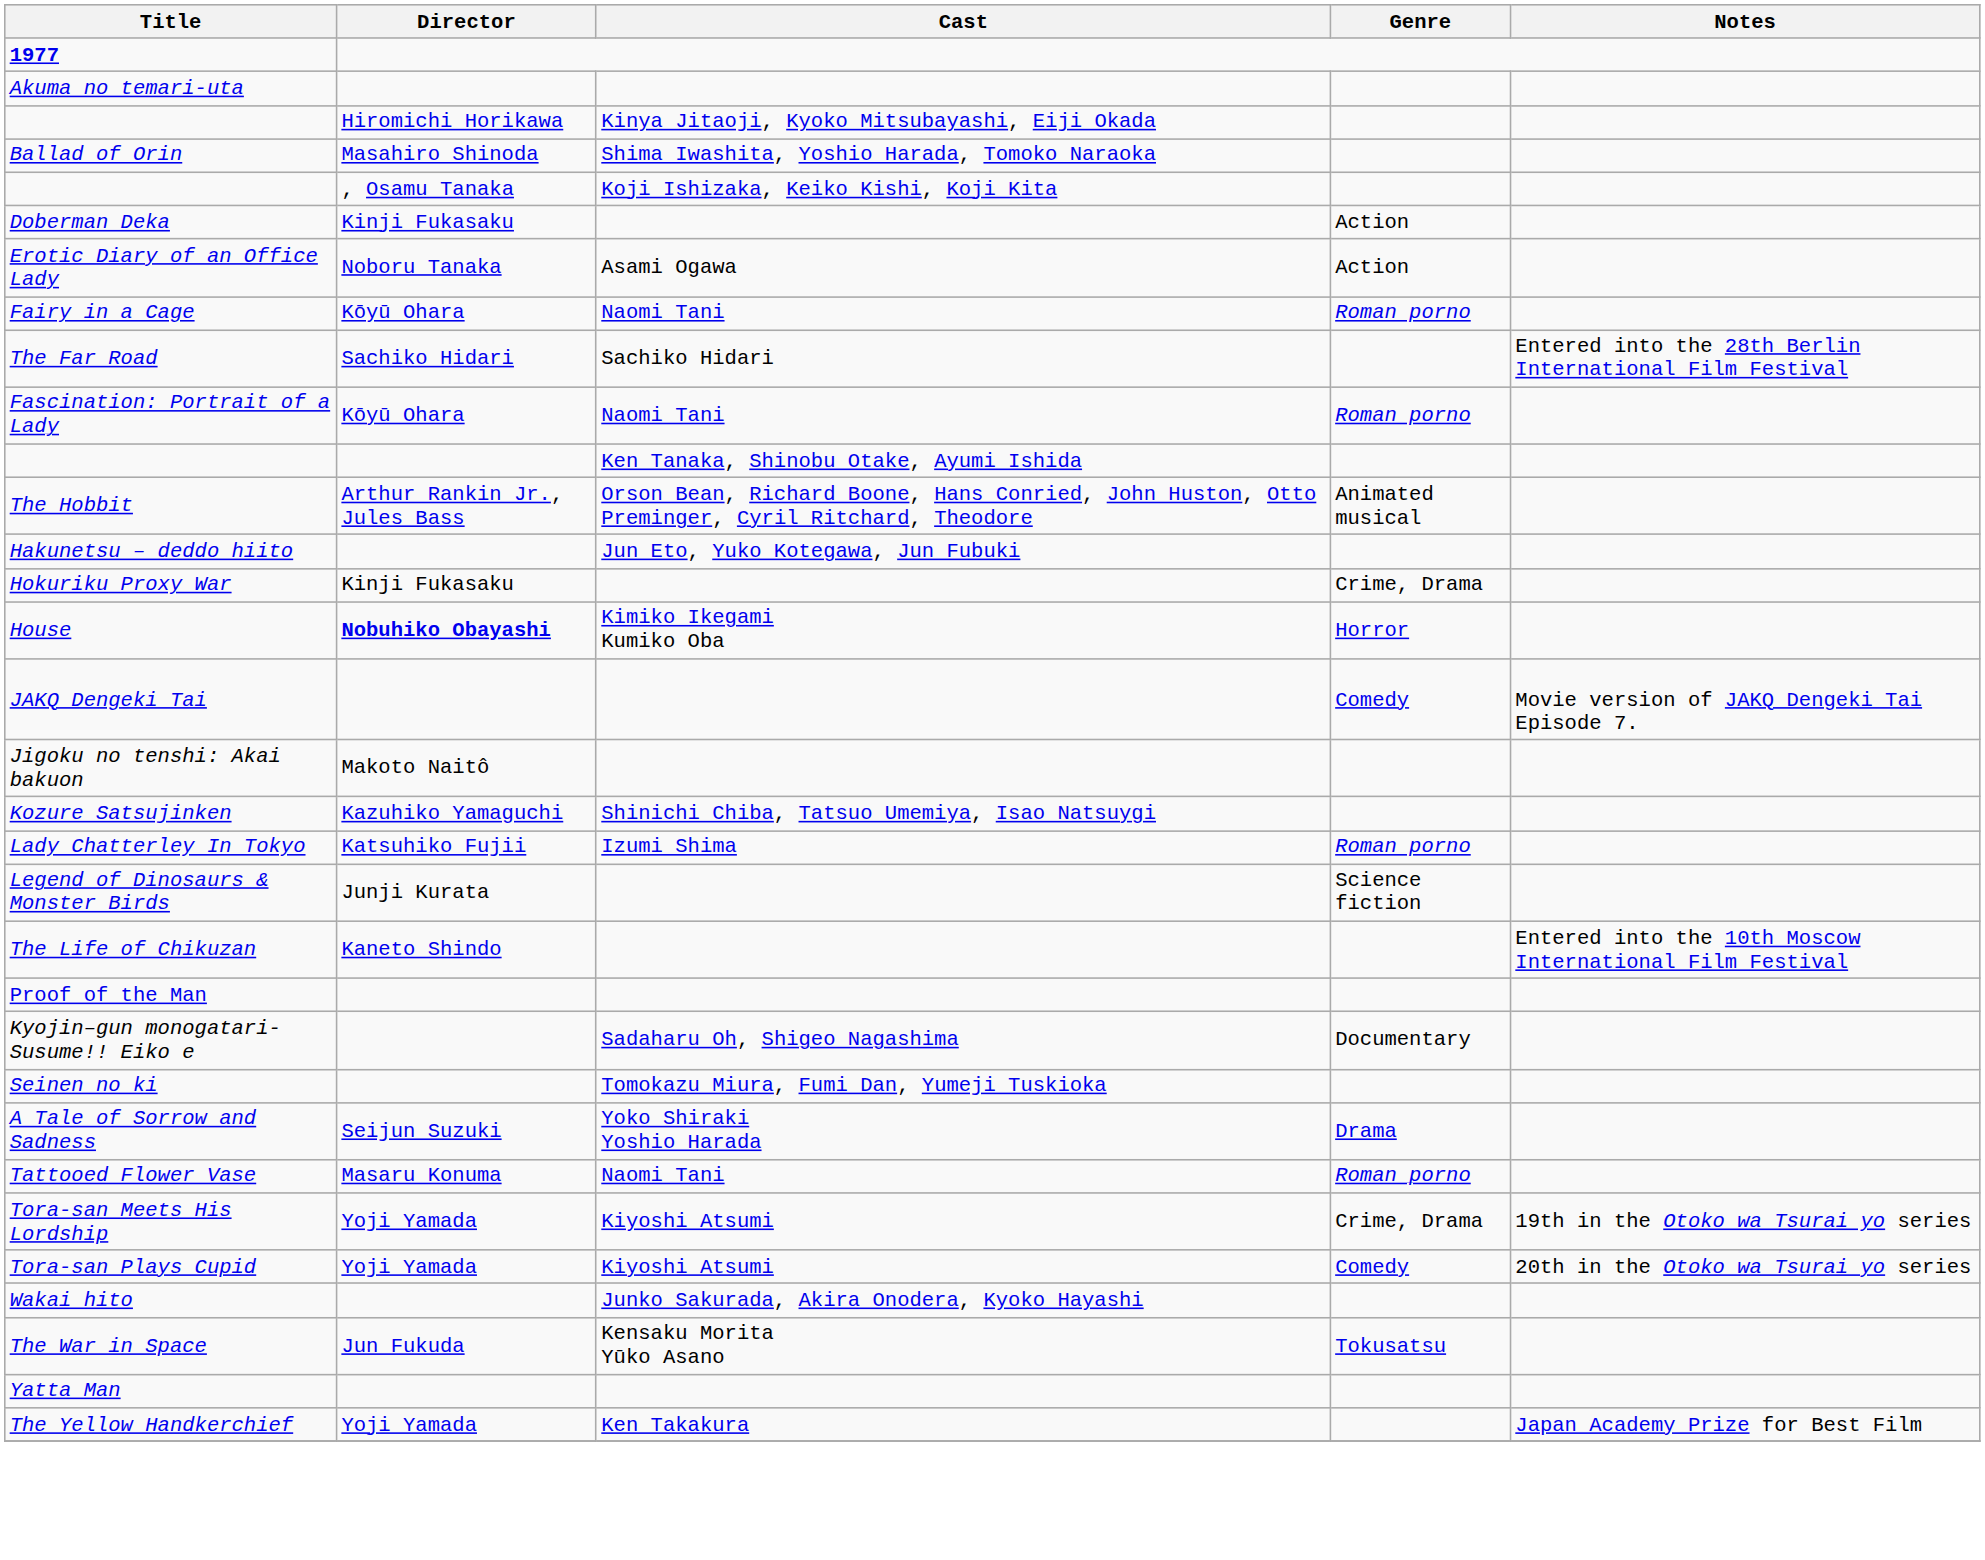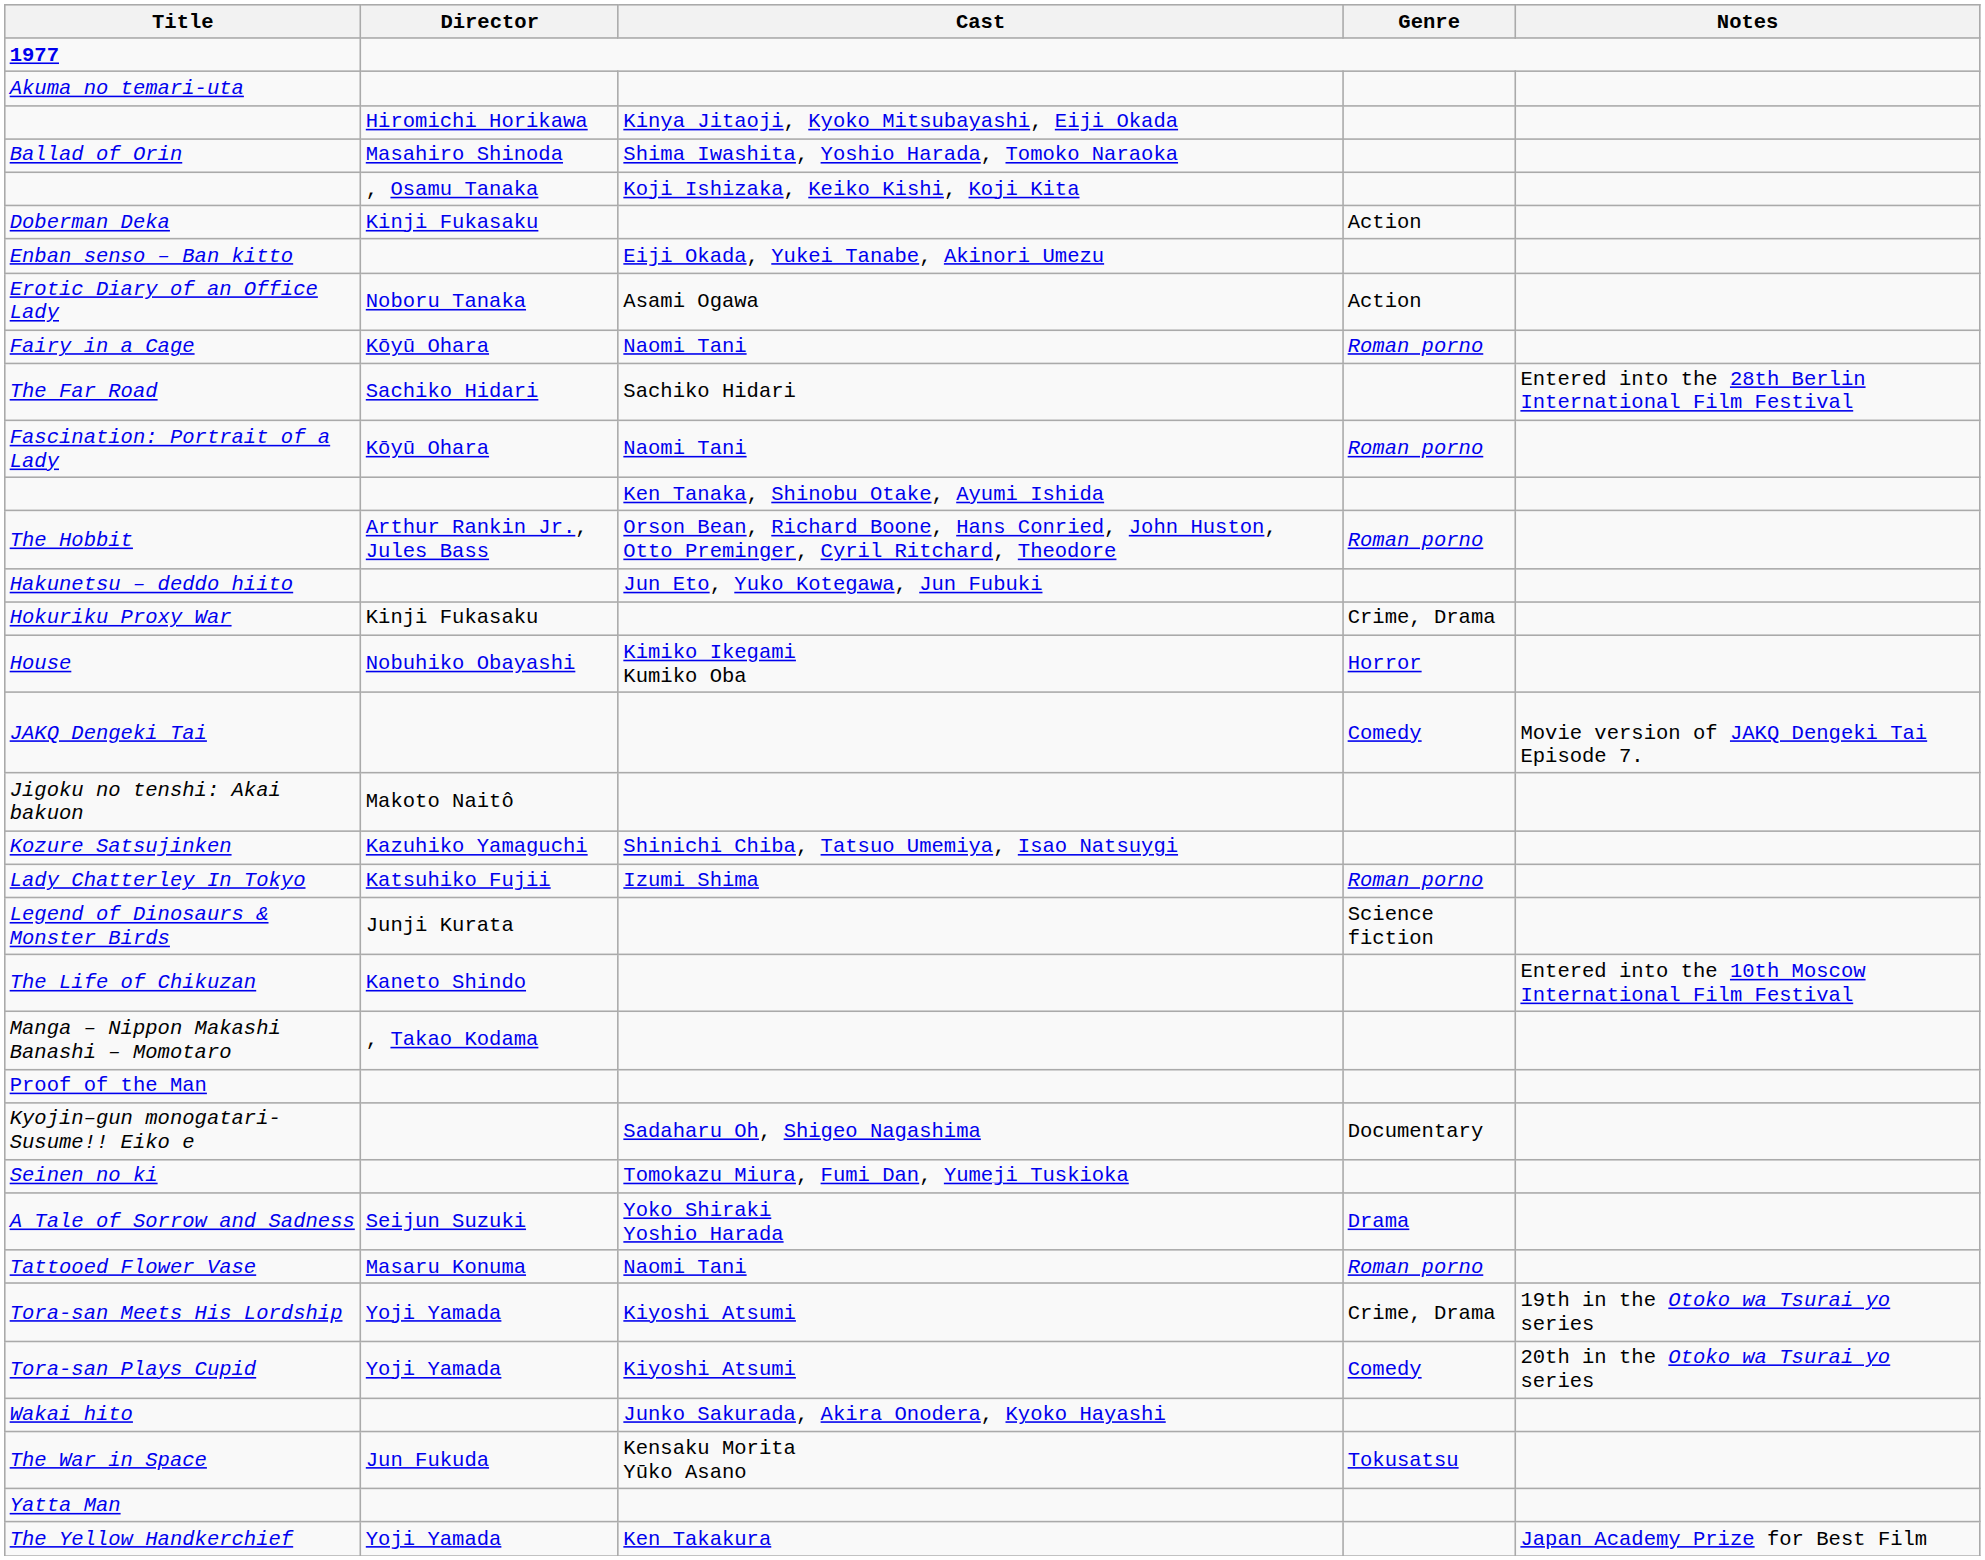+ row: (151, 256)
(1384, 506) Animated musical -> (1415, 540) Roman porno
(446, 630) bold -> (471, 664) normal
+ row: (145, 1040)
